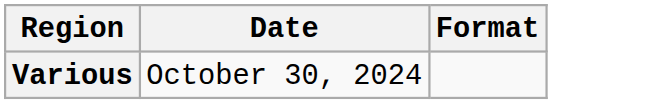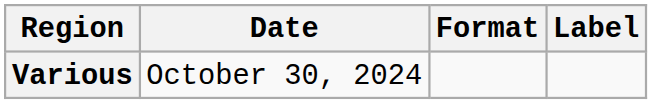+ column: (596, 29)
